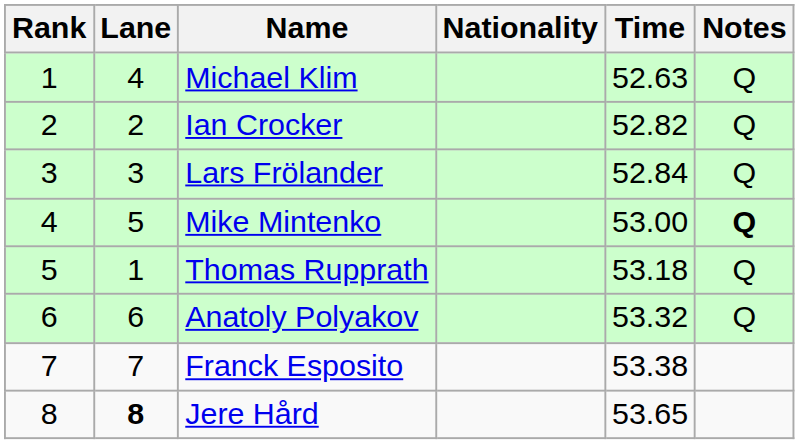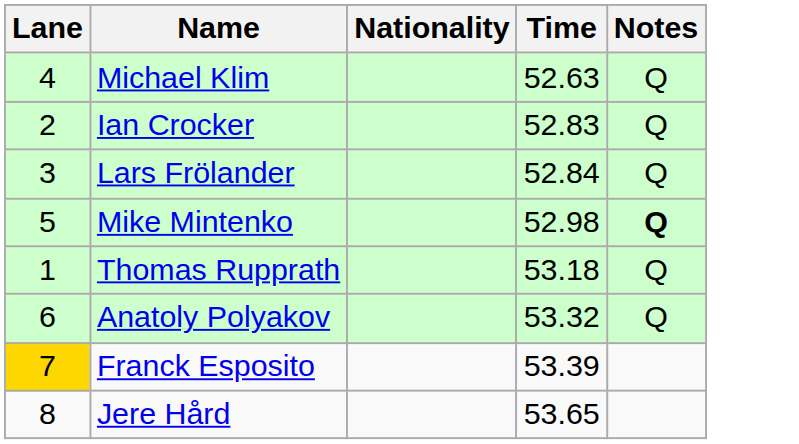- column: (49, 28)
(650, 125) 52.82 -> (562, 125) 52.83
(650, 221) 53.00 -> (562, 221) 52.98
(136, 366) no background -> (47, 366) gold background
(650, 366) 53.38 -> (562, 366) 53.39
(136, 414) bold -> (47, 414) normal
